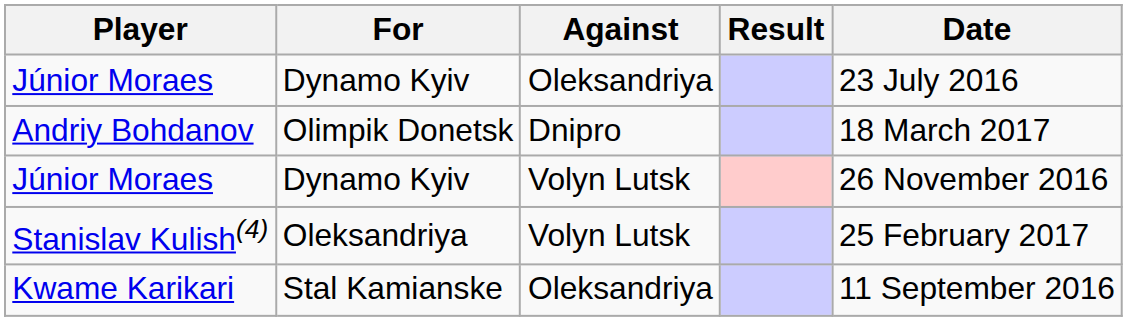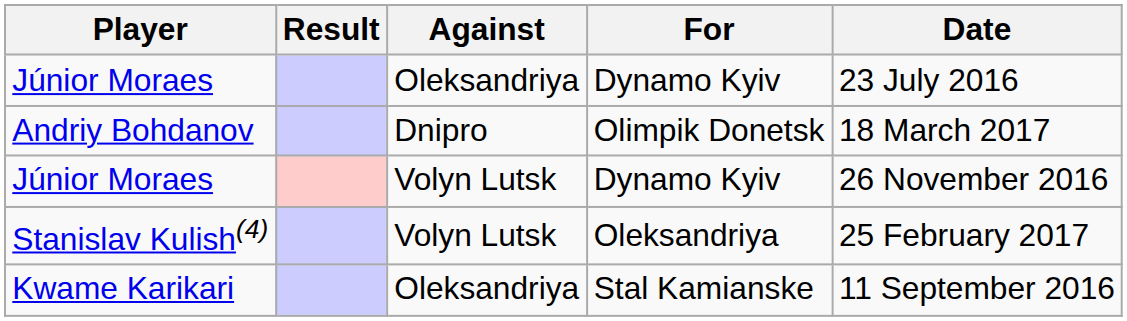columns swapped: (398, 29) <-> (776, 29)
